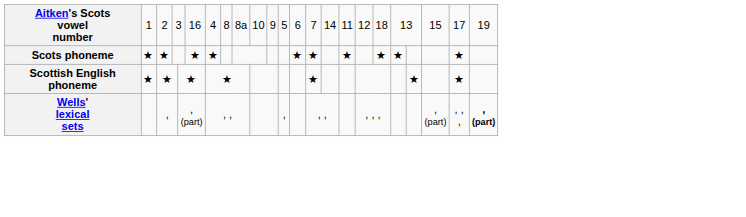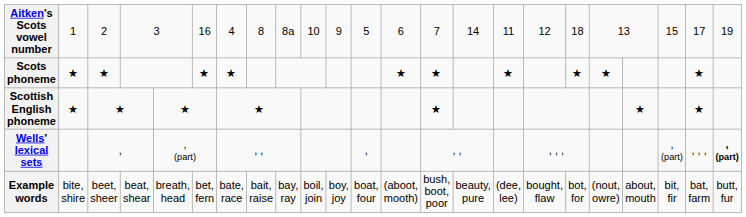+ row: (31, 191)
